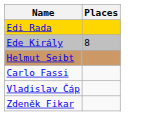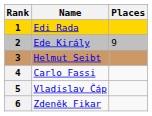+ column: (18, 12)
(87, 42) 8 -> (114, 42) 9
